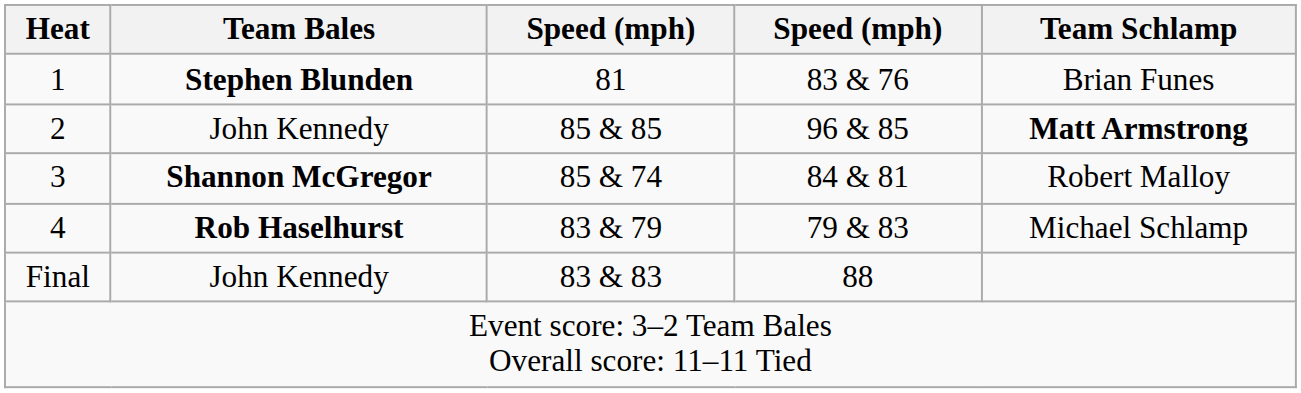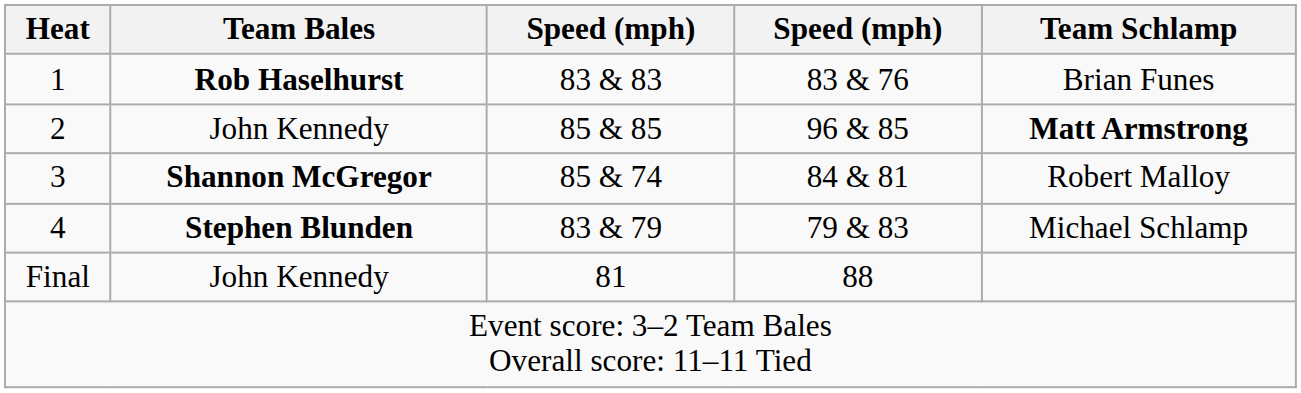(299, 78) Stephen Blunden -> (299, 78) Rob Haselhurst
(611, 78) 81 -> (611, 78) 83 & 83
(299, 227) Rob Haselhurst -> (299, 227) Stephen Blunden
(611, 276) 83 & 83 -> (611, 276) 81
